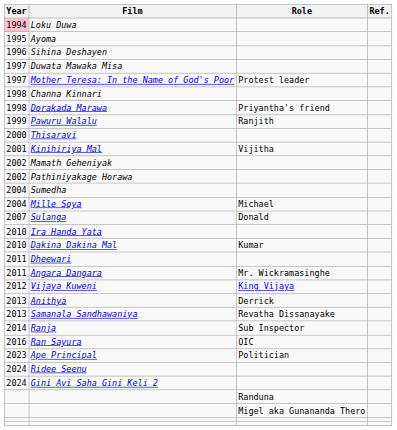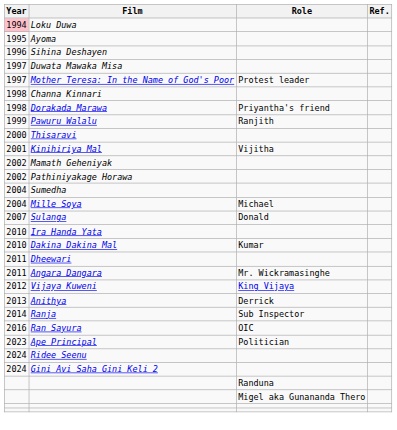- row: (84, 314)
